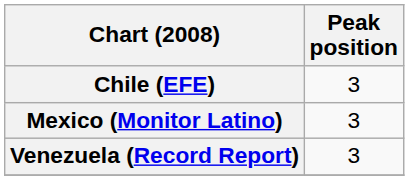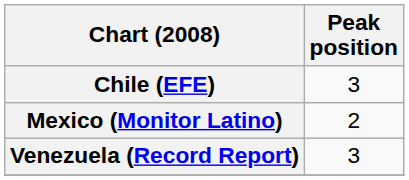(354, 120) 3 -> (354, 120) 2
